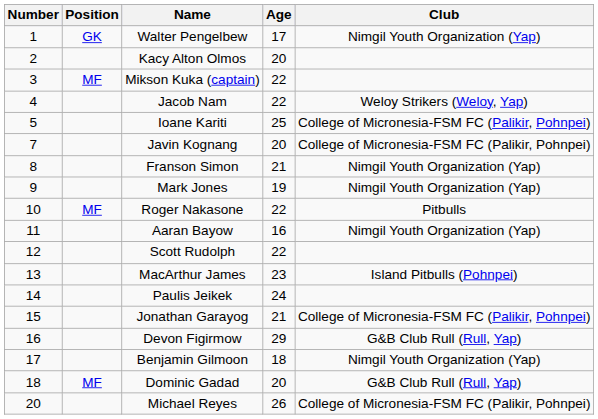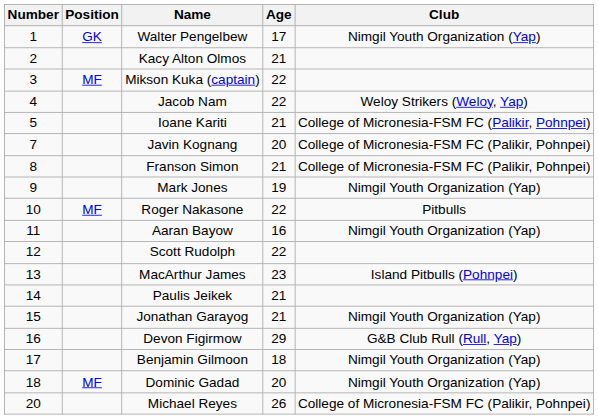(279, 58) 20 -> (279, 58) 21
(279, 123) 25 -> (279, 123) 21
(444, 166) Nimgil Youth Organization (Yap) -> (444, 166) College of Micronesia-FSM FC (Palikir, Pohnpei)
(279, 295) 24 -> (279, 295) 21
(444, 317) College of Micronesia-FSM FC (Palikir, Pohnpei) -> (444, 317) Nimgil Youth Organization (Yap)
(444, 381) G&B Club Rull (Rull, Yap) -> (444, 381) Nimgil Youth Organization (Yap)
